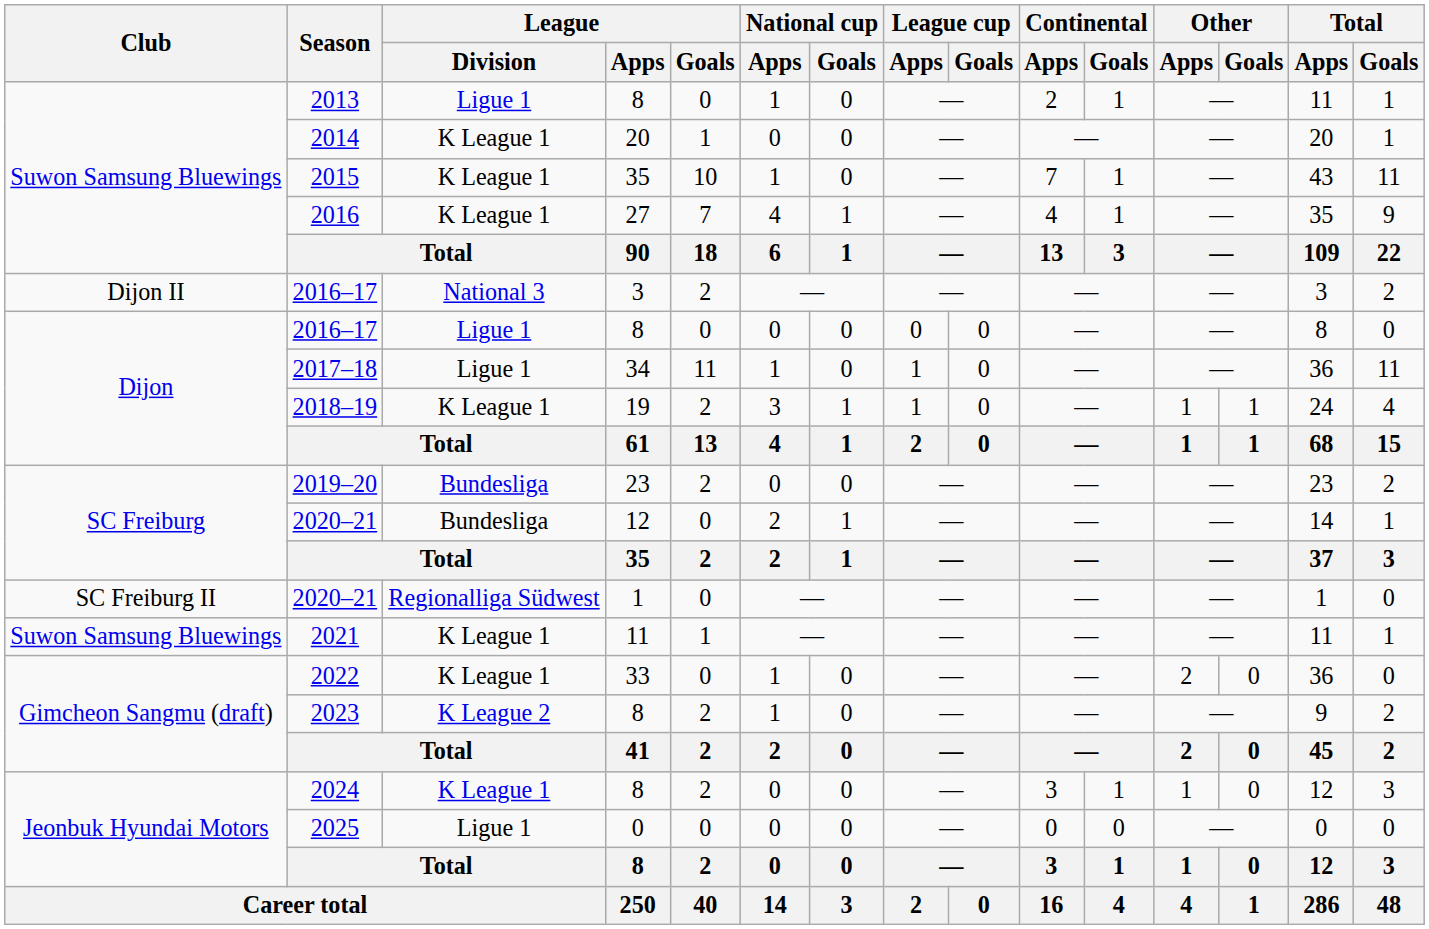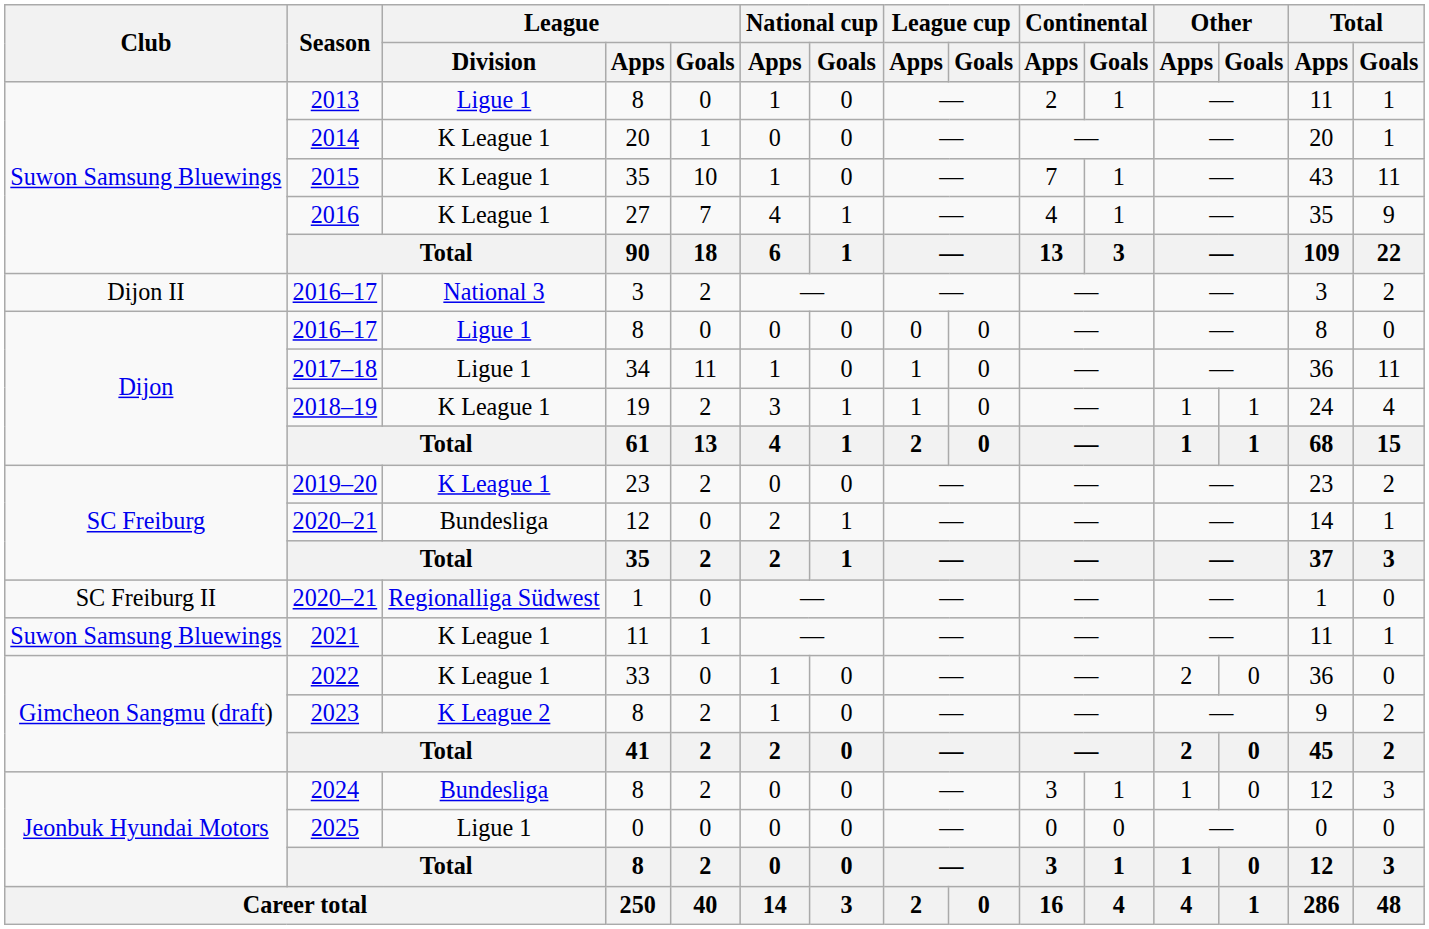(494, 483) Bundesliga -> (494, 483) K League 1
(494, 789) K League 1 -> (494, 789) Bundesliga
